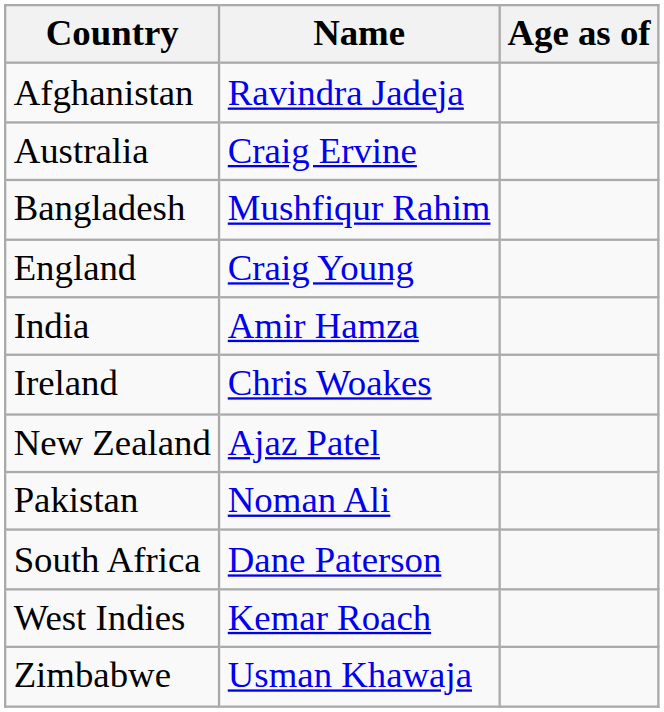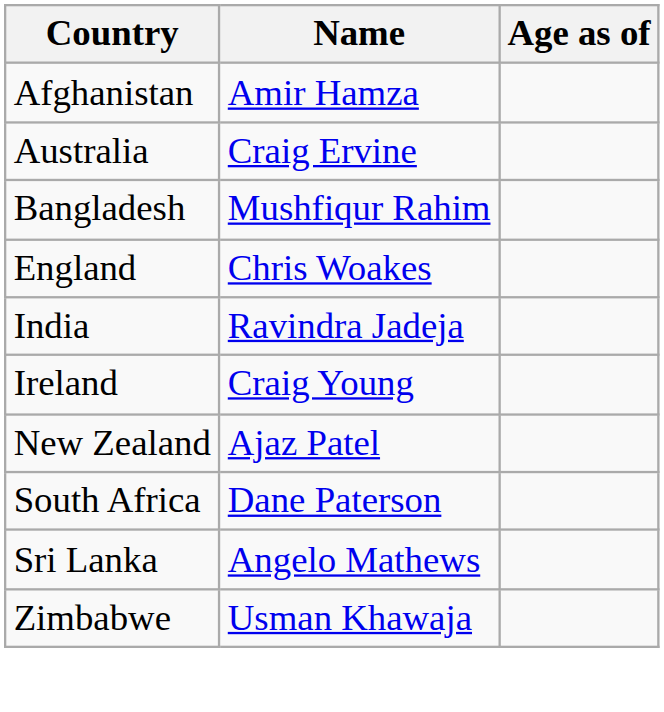(346, 92) Ravindra Jadeja -> (323, 92) Amir Hamza
(321, 267) Craig Young -> (330, 267) Chris Woakes
(323, 325) Amir Hamza -> (346, 325) Ravindra Jadeja
(330, 383) Chris Woakes -> (321, 383) Craig Young
- row: (76, 500)
+ row: (86, 558)
- row: (100, 617)
